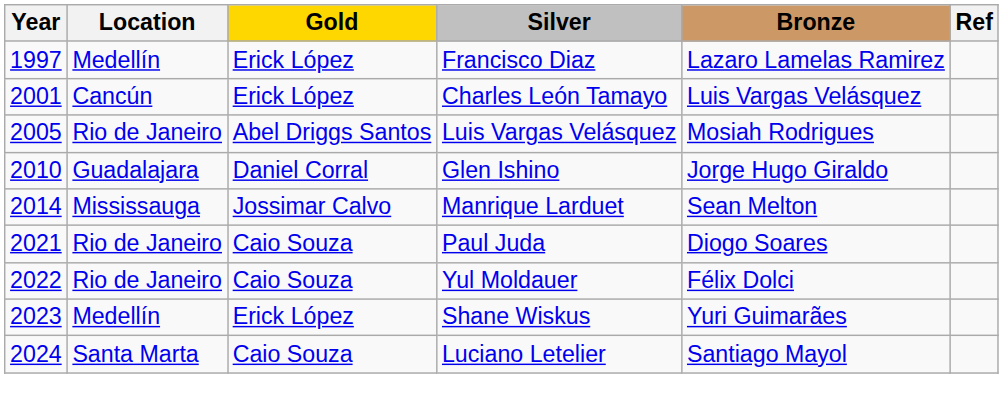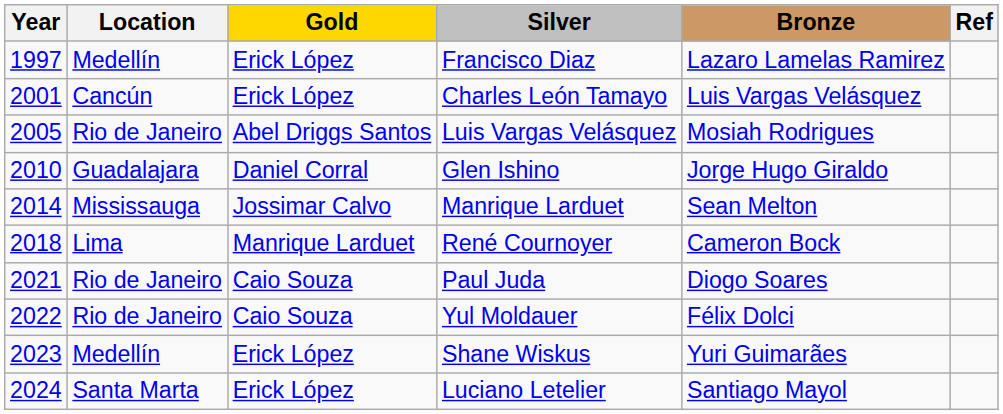+ row: (527, 243)
(293, 354) Caio Souza -> (293, 390) Erick López
